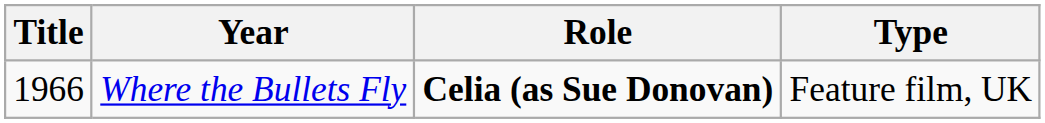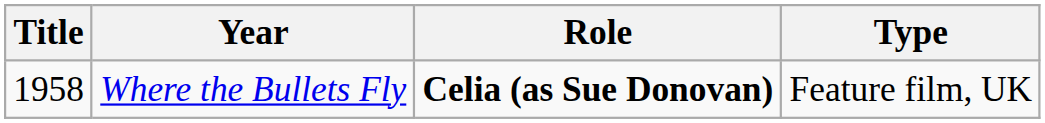(49, 88) 1966 -> (49, 88) 1958
